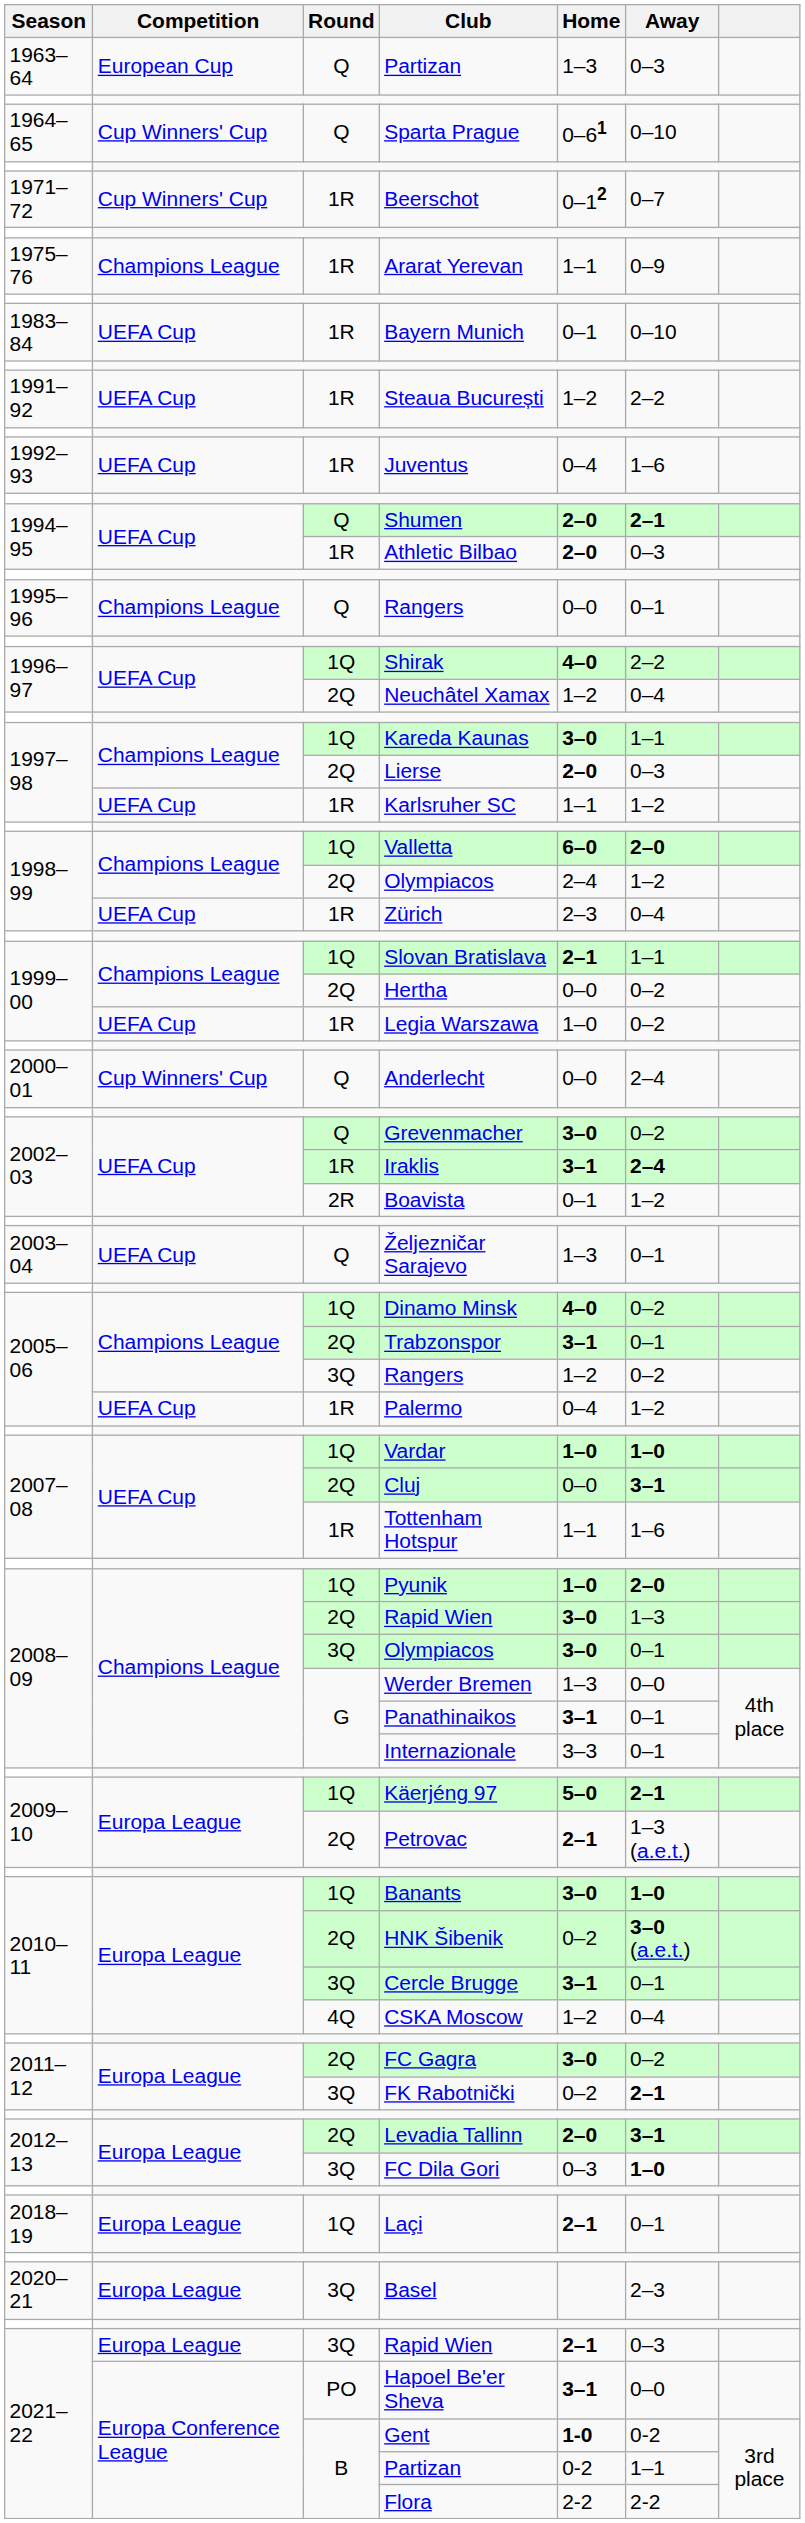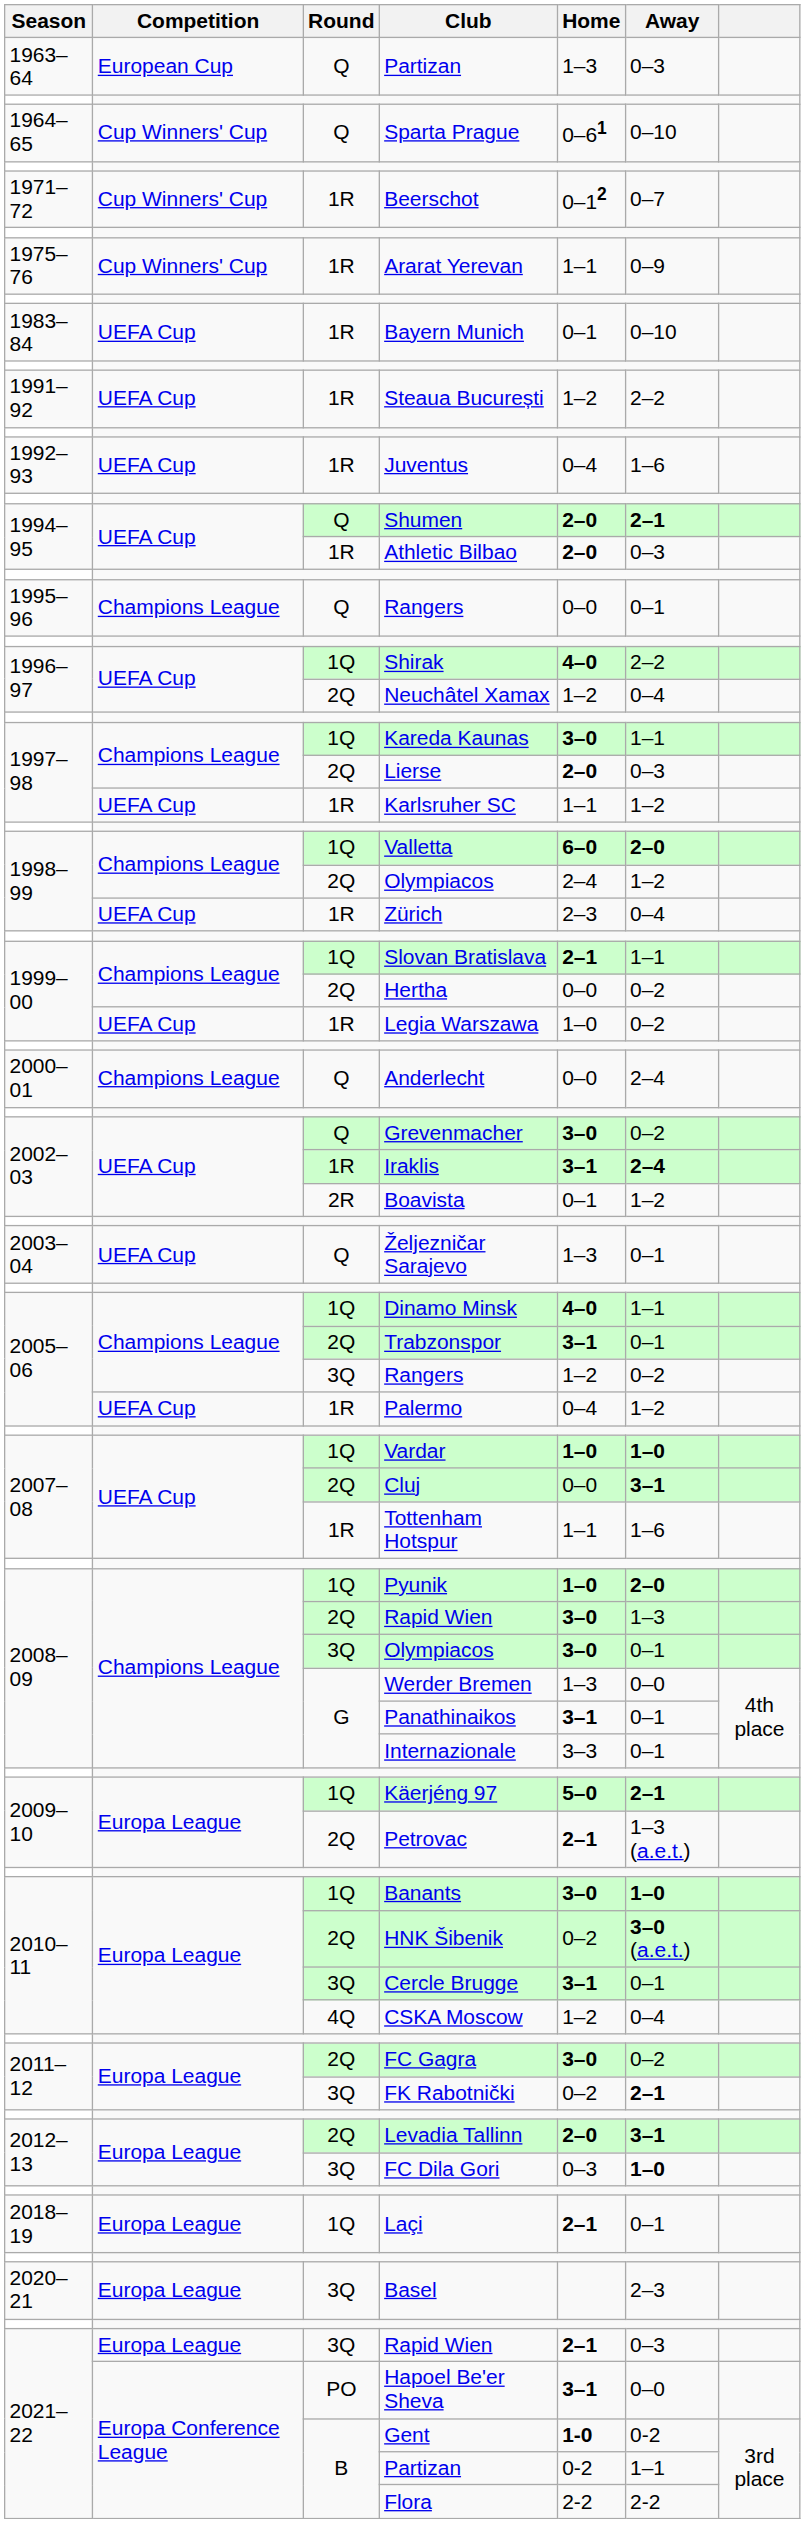(189, 265) Champions League -> (182, 265) Cup Winners' Cup
(182, 1078) Cup Winners' Cup -> (189, 1078) Champions League
(648, 1309) 0–2 -> (648, 1309) 1–1
